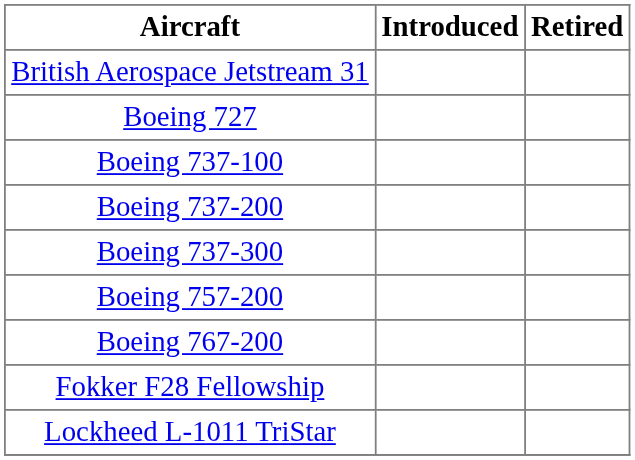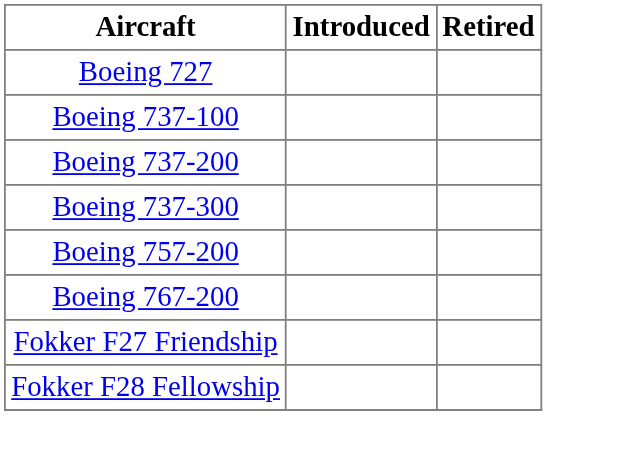- row: (190, 71)
+ row: (146, 341)
- row: (190, 431)
